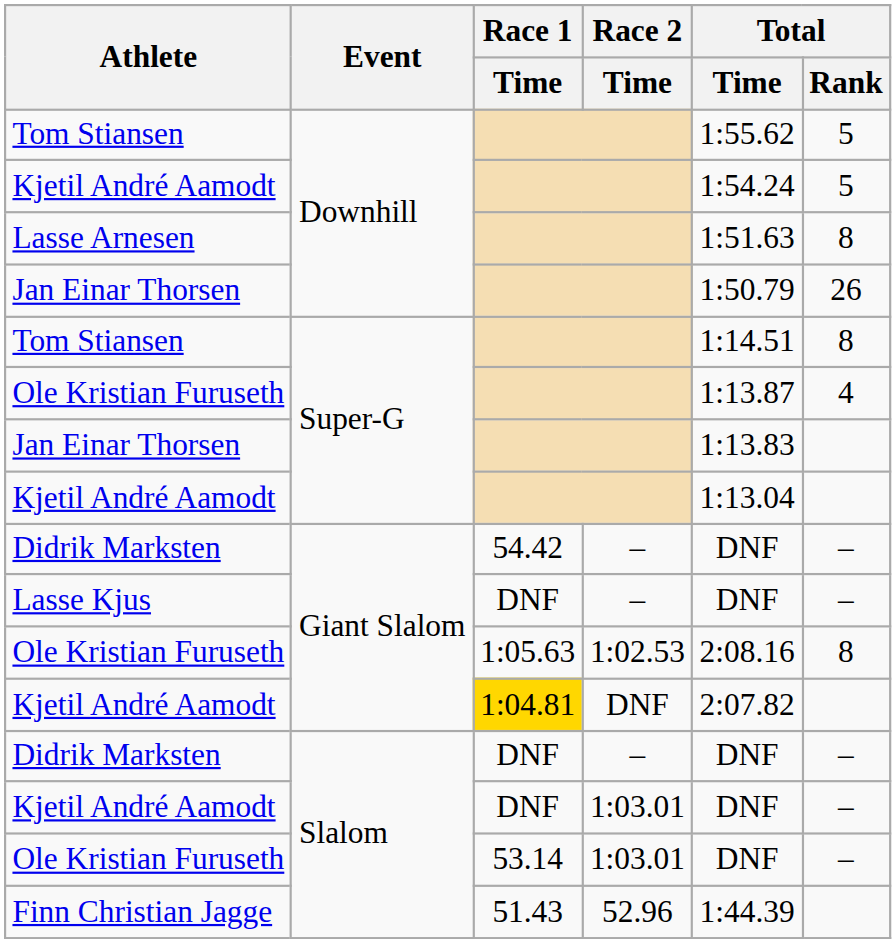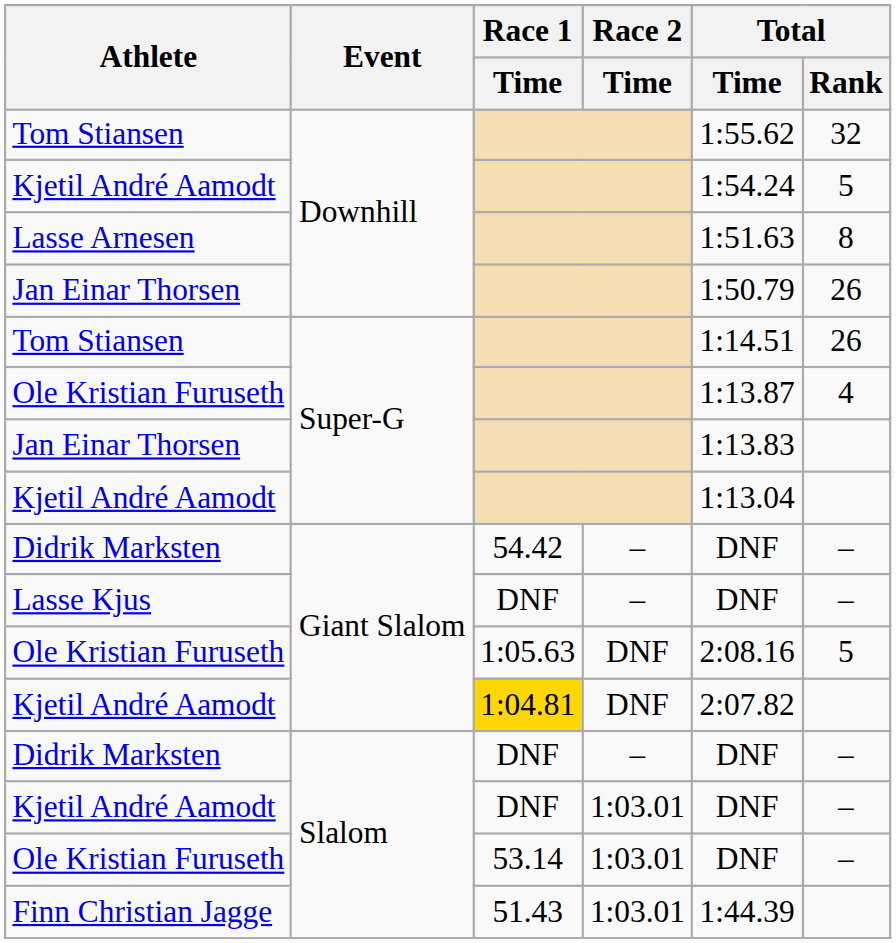(846, 134) 5 -> (846, 134) 32
(846, 341) 8 -> (846, 341) 26
(637, 652) 1:02.53 -> (637, 652) DNF
(846, 652) 8 -> (846, 652) 5
(637, 910) 52.96 -> (637, 910) 1:03.01
